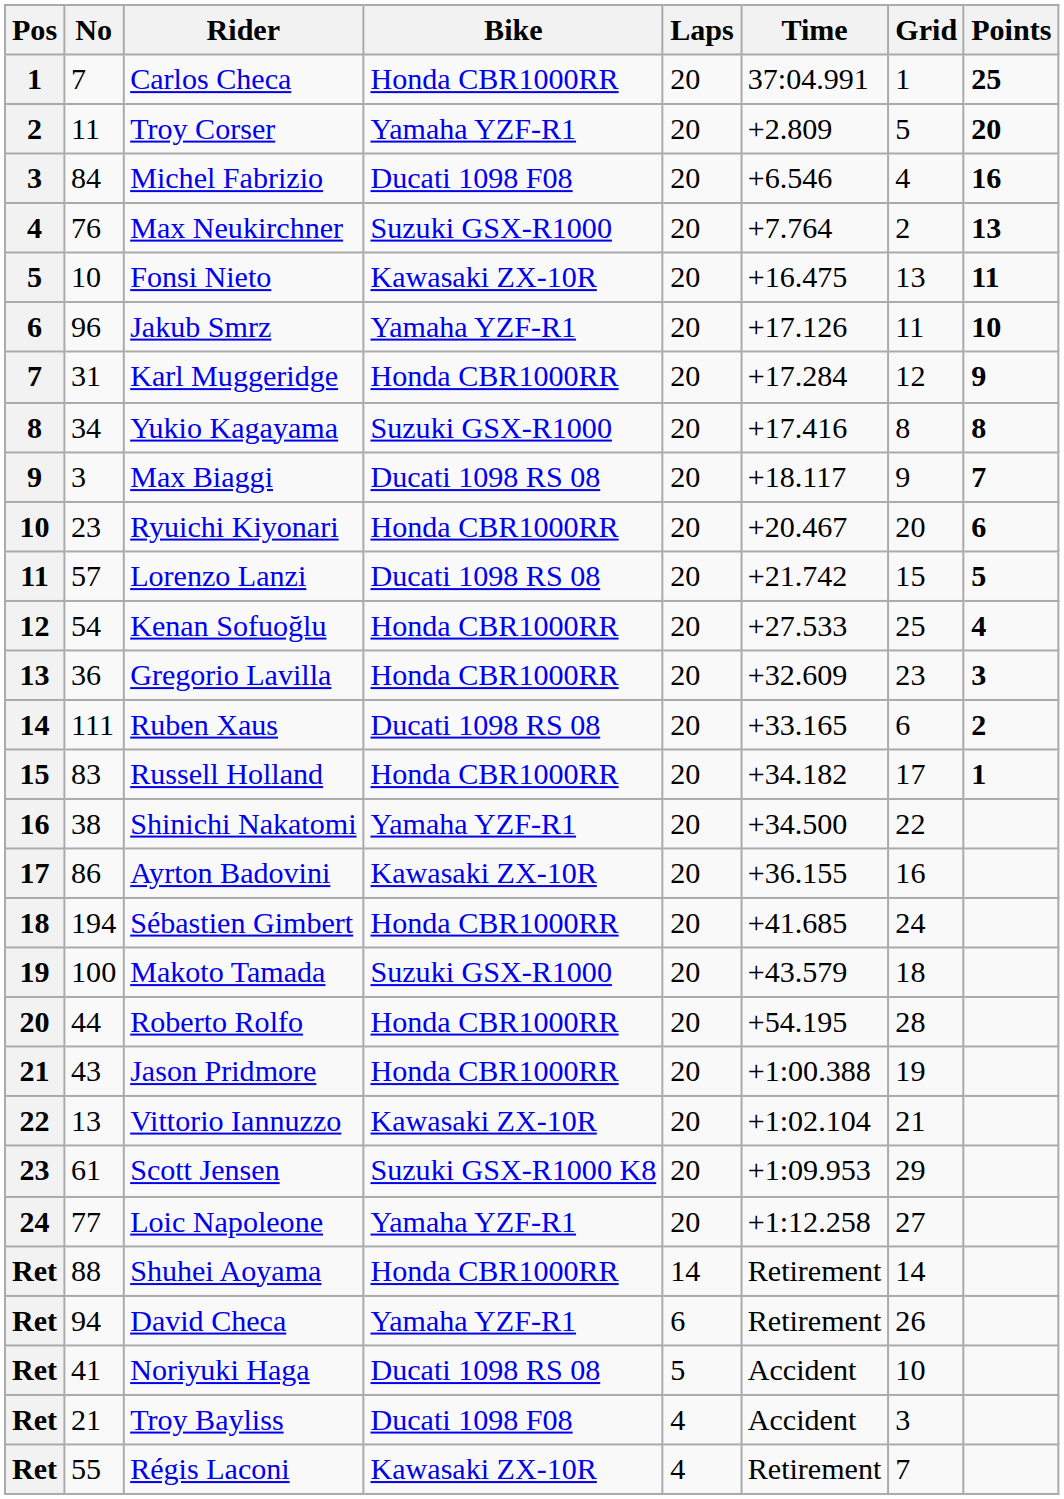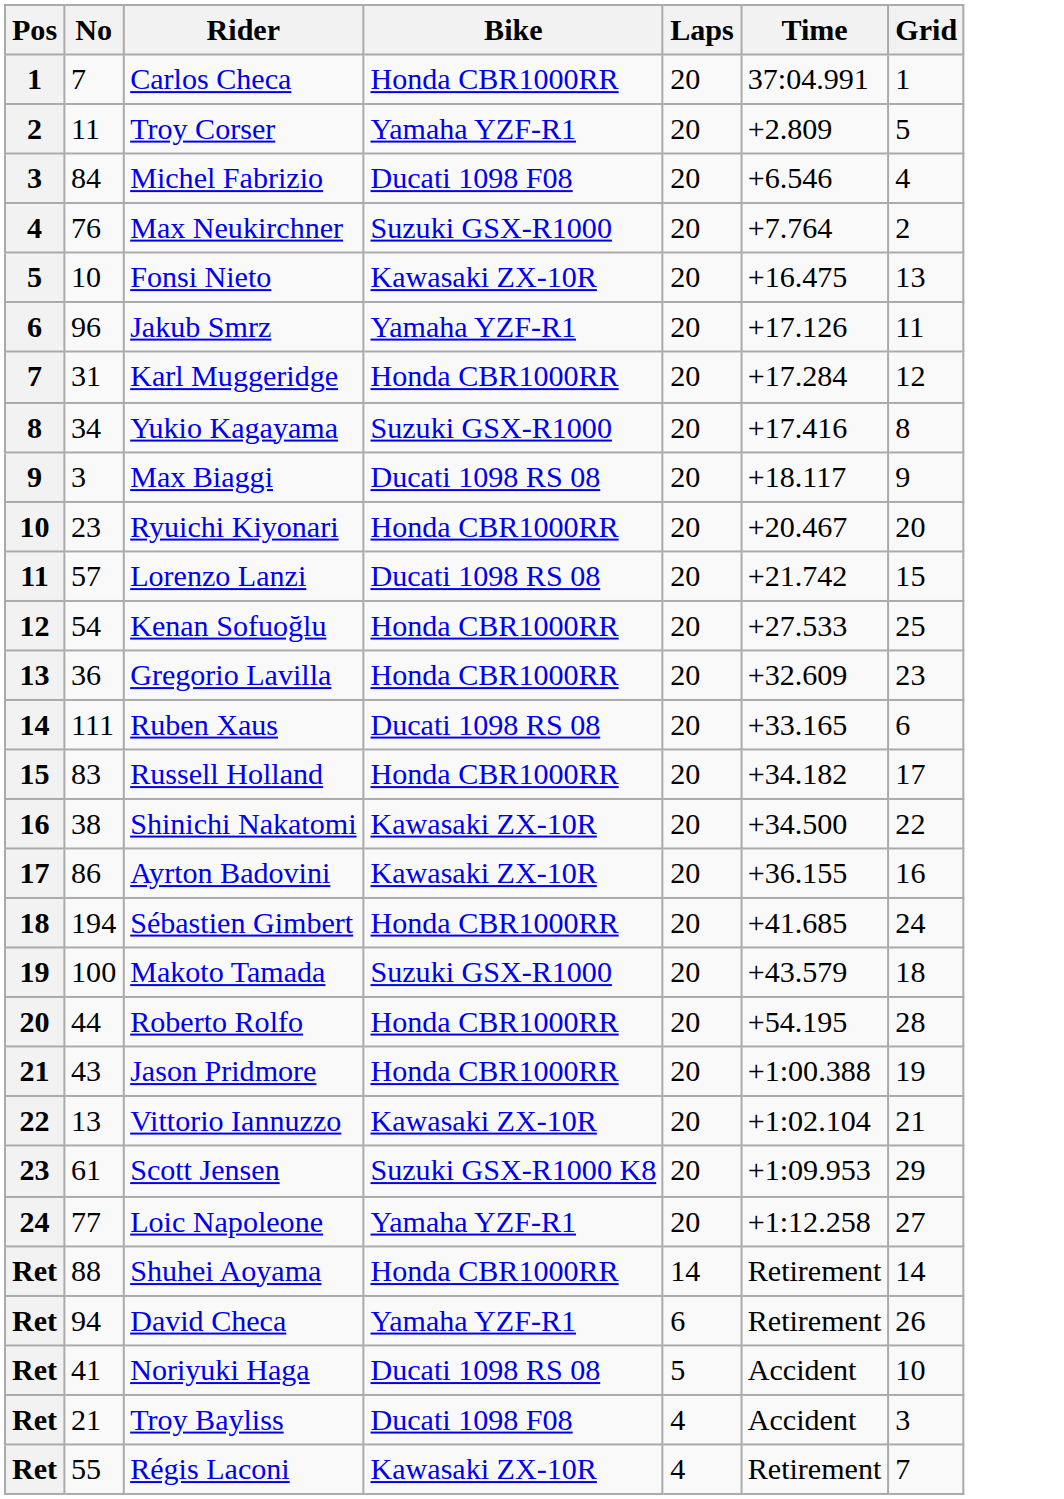- column: (1011, 29)
(473, 823) Yamaha YZF-R1 -> (484, 823) Kawasaki ZX-10R
